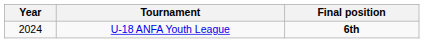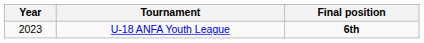(30, 30) 2024 -> (30, 30) 2023
